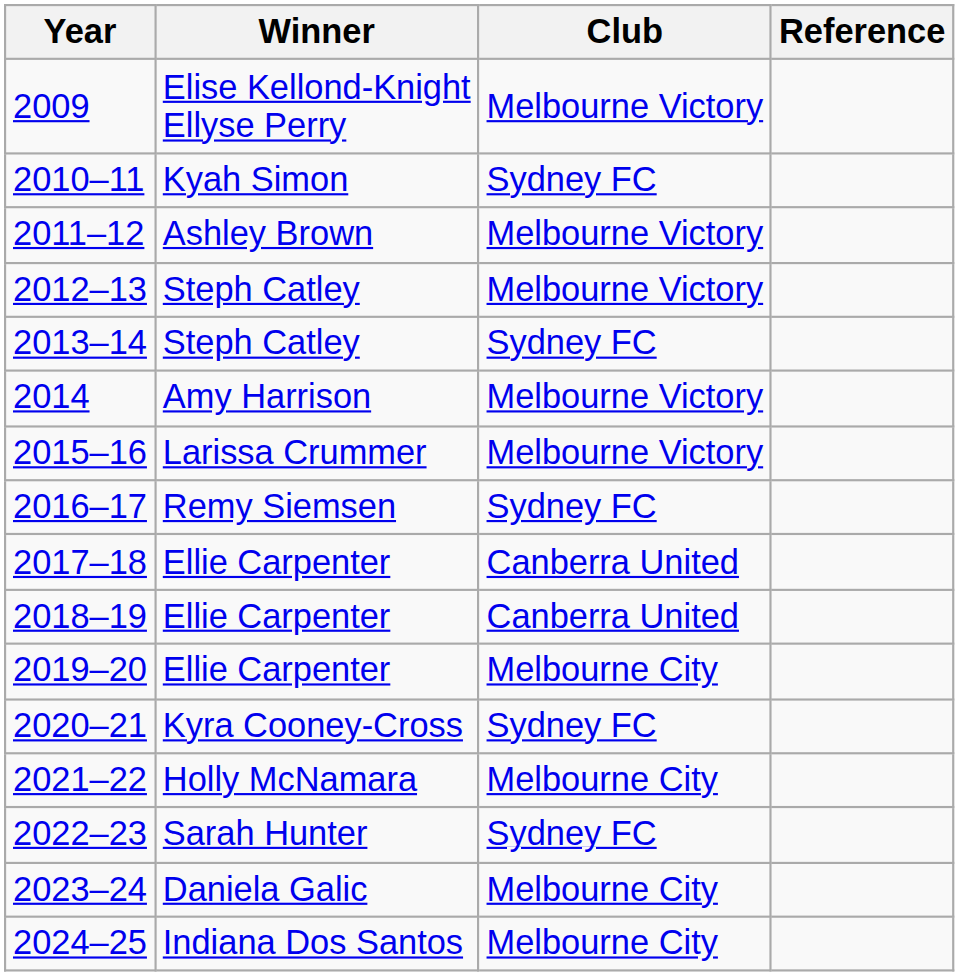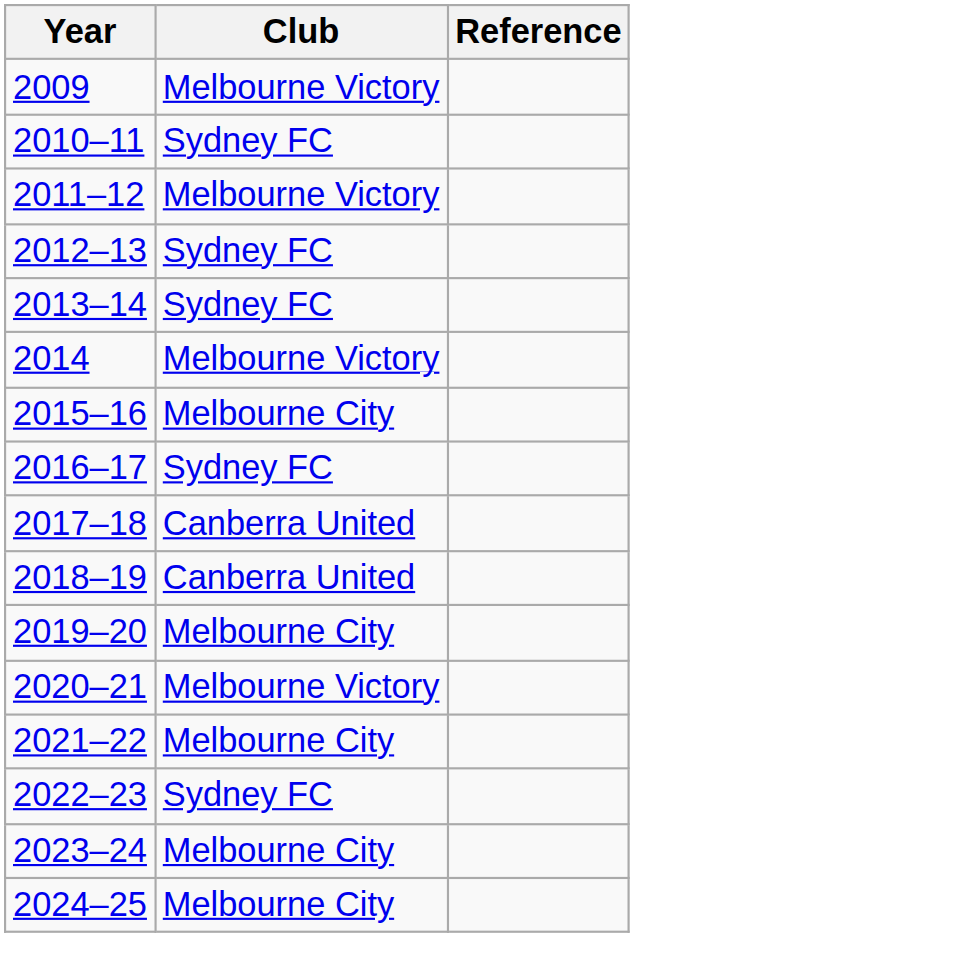- column: (317, 31)
(625, 288) Melbourne Victory -> (248, 250) Sydney FC
(625, 452) Melbourne Victory -> (278, 413) Melbourne City
(572, 725) Sydney FC -> (301, 686) Melbourne Victory
